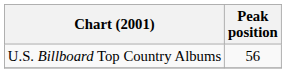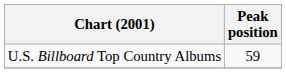(253, 56) 56 -> (253, 56) 59
